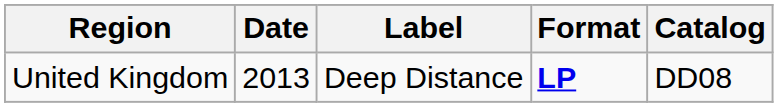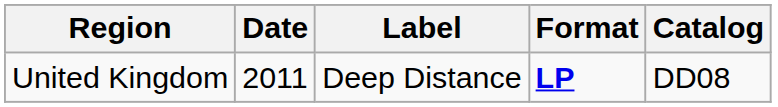(276, 76) 2013 -> (275, 76) 2011
